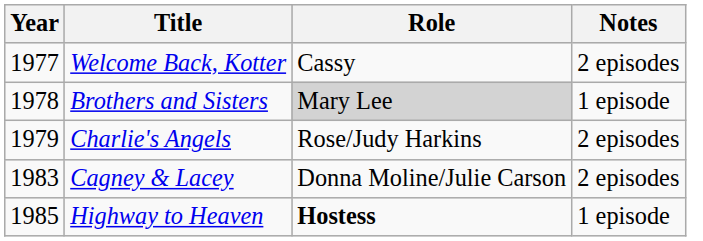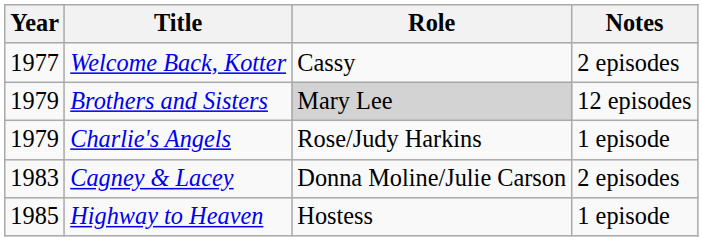(35, 100) 1978 -> (35, 100) 1979
(624, 100) 1 episode -> (634, 100) 12 episodes
(628, 139) 2 episodes -> (624, 139) 1 episode
(336, 216) bold -> (335, 216) normal
